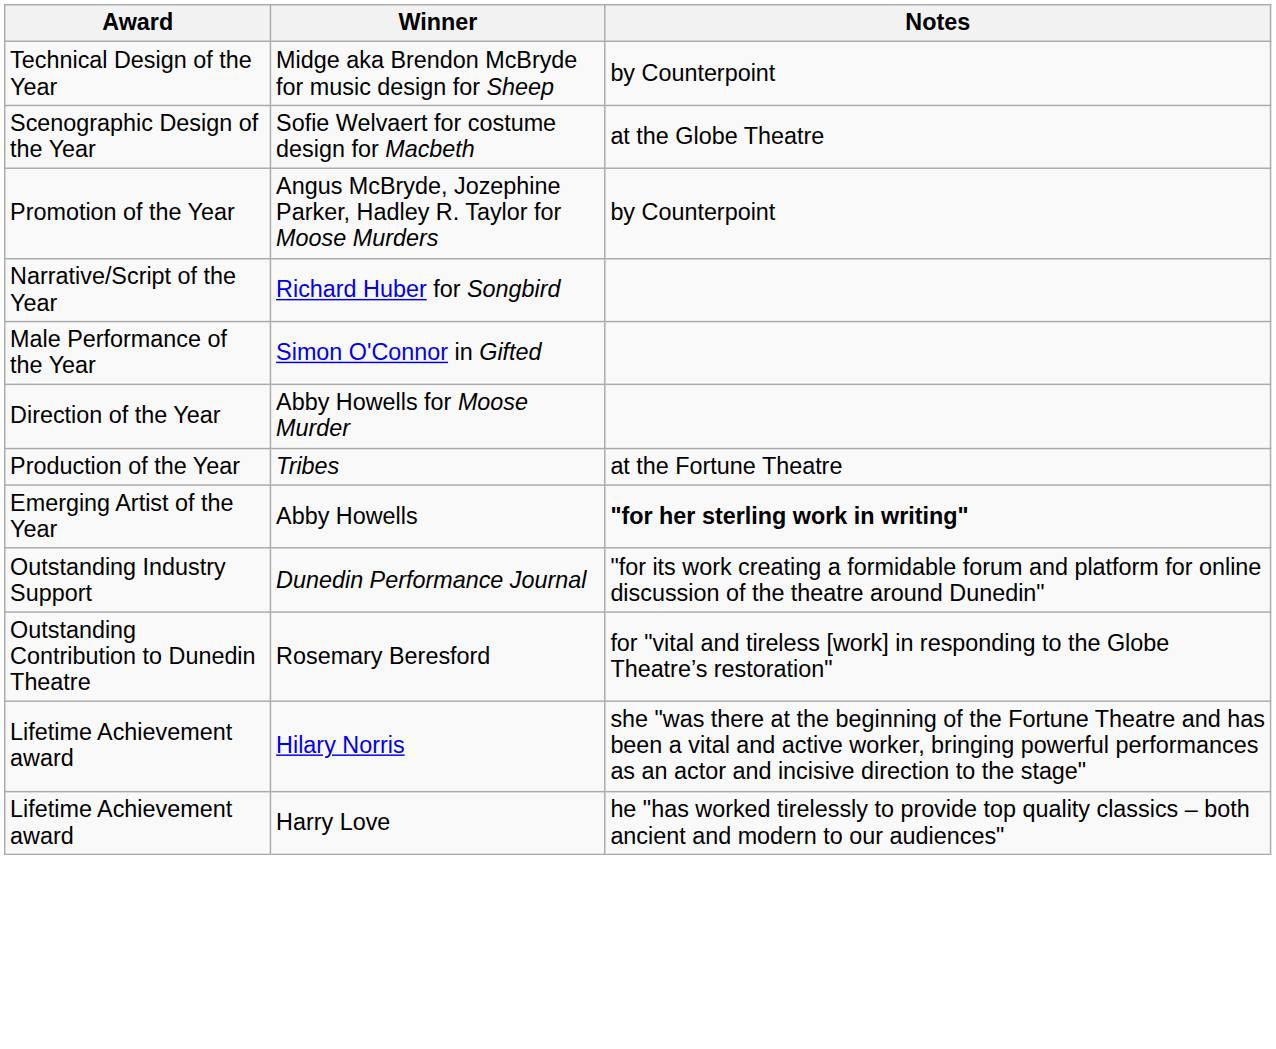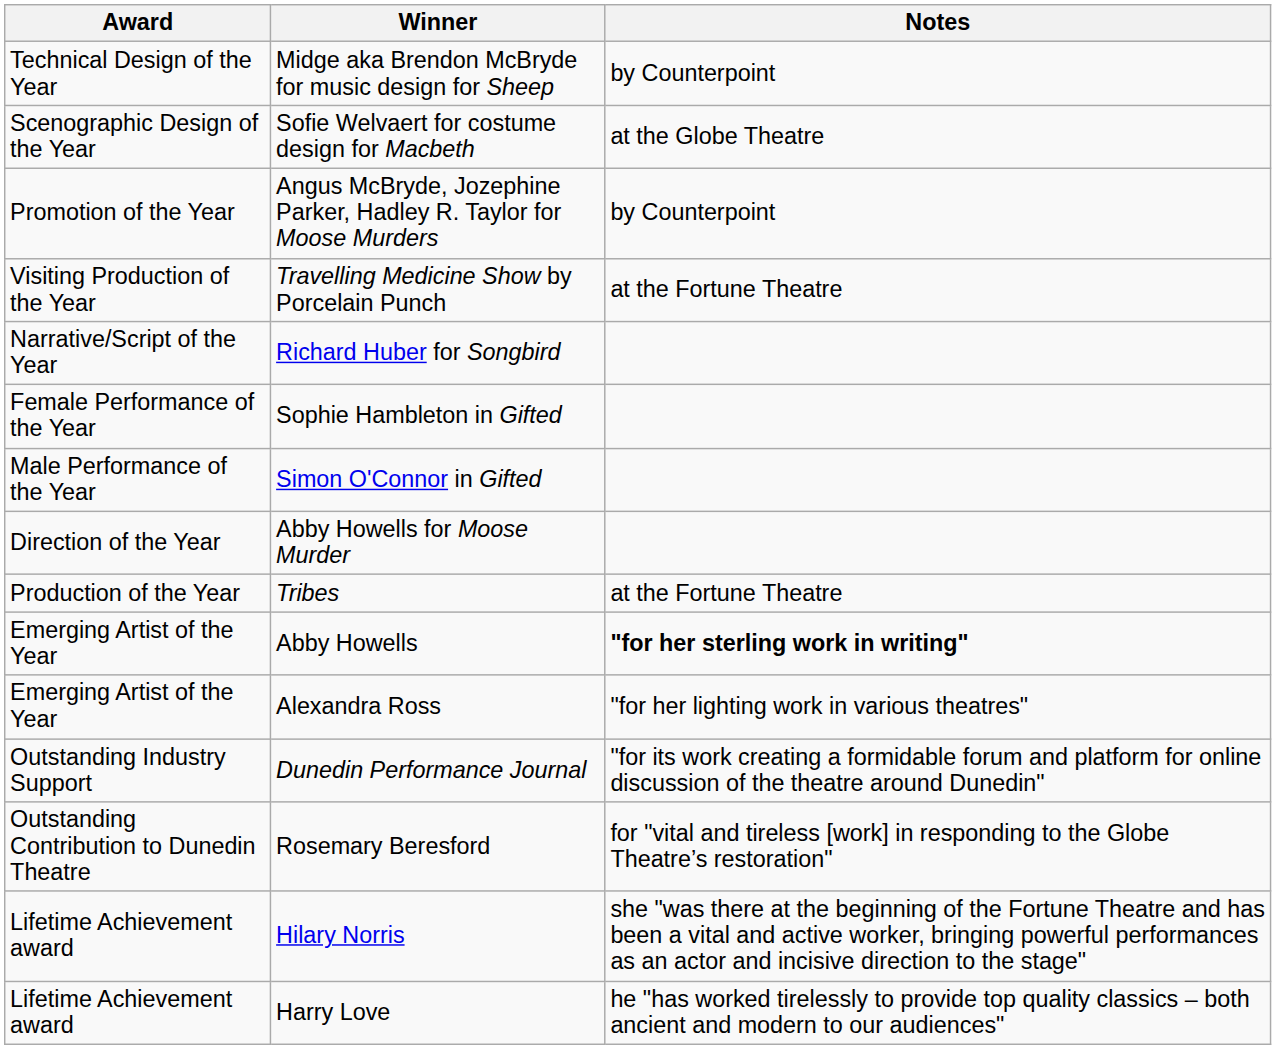+ row: (424, 289)
+ row: (419, 416)
+ row: (359, 706)
